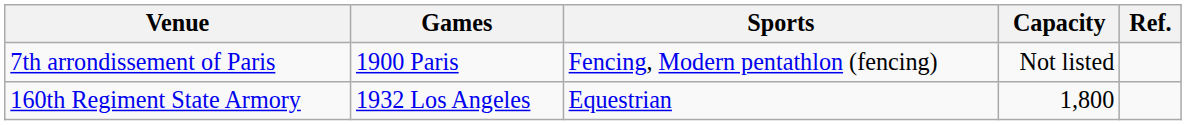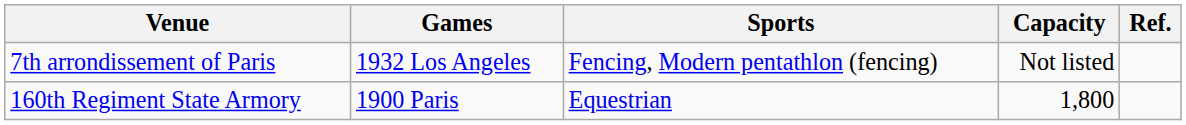(407, 61) 1900 Paris -> (443, 61) 1932 Los Angeles
(443, 100) 1932 Los Angeles -> (407, 100) 1900 Paris
